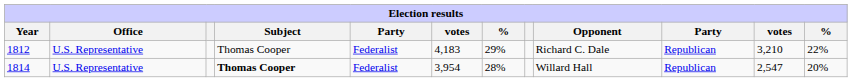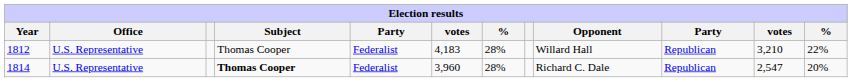(495, 49) 29% -> (495, 49) 28%
(573, 49) Richard C. Dale -> (564, 49) Willard Hall
(447, 67) 3,954 -> (447, 67) 3,960
(564, 67) Willard Hall -> (573, 67) Richard C. Dale
